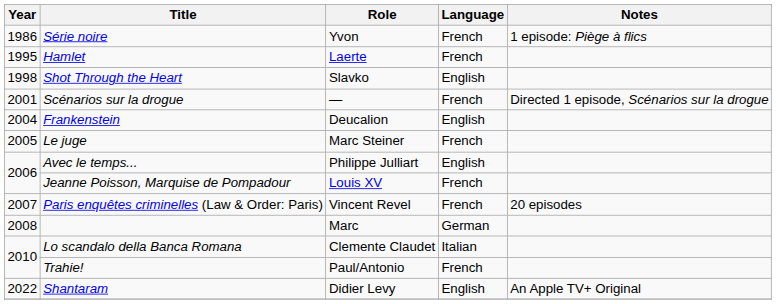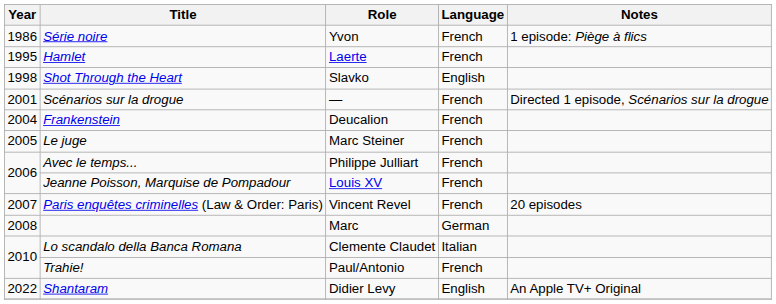(463, 120) English -> (462, 120) French
(463, 162) English -> (462, 162) French
